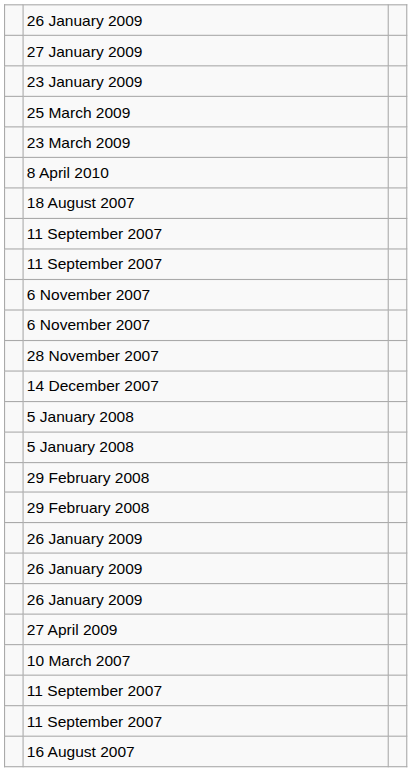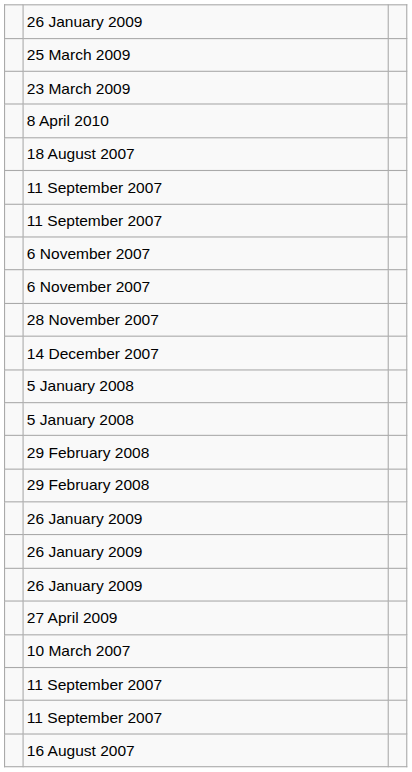- row: (14, 51)
- row: (14, 81)
